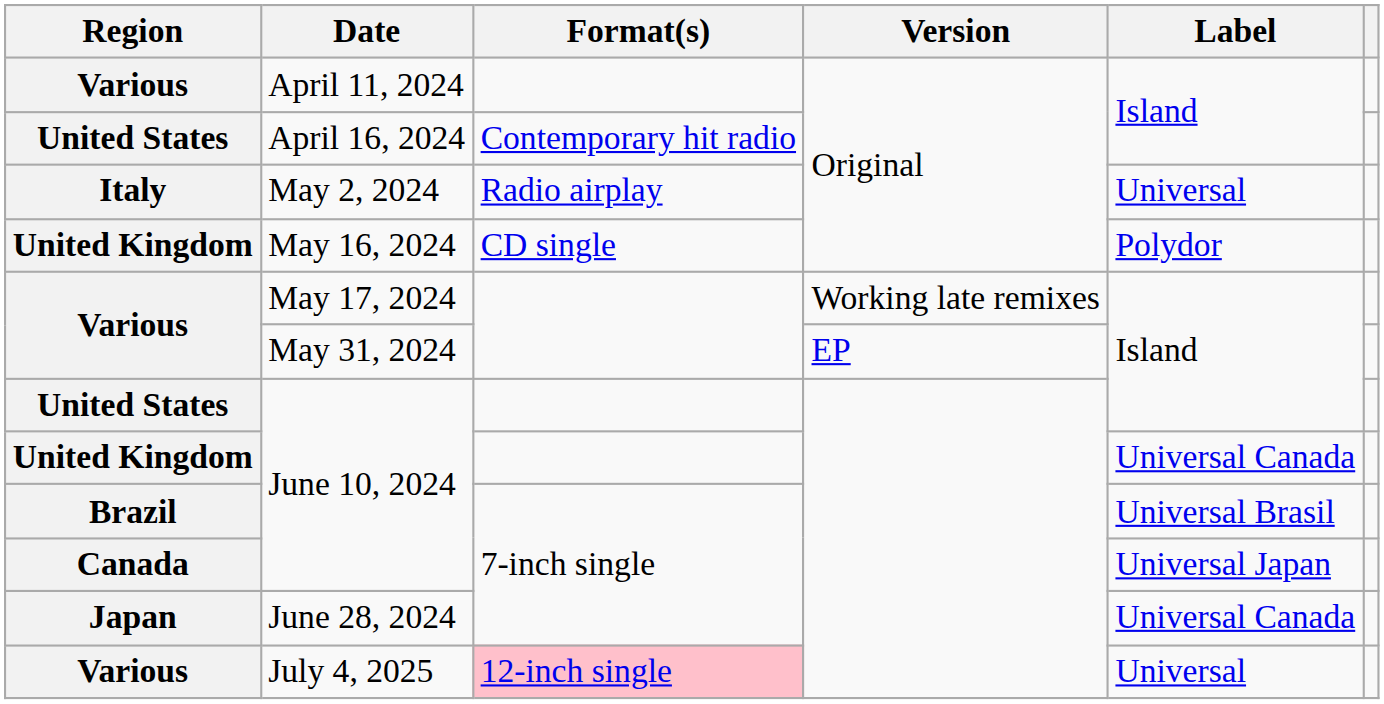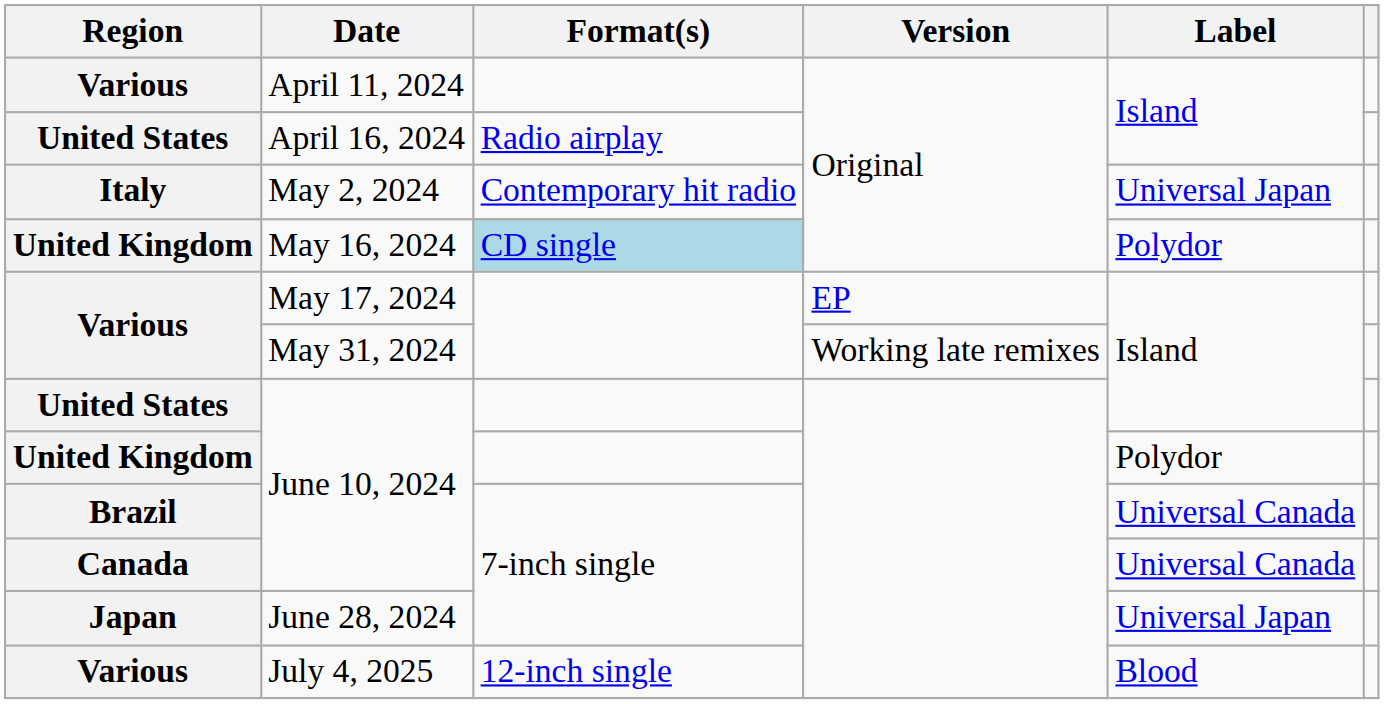(638, 137) Contemporary hit radio -> (572, 137) Radio airplay
(572, 191) Radio airplay -> (638, 191) Contemporary hit radio
(1181, 191) Universal -> (1223, 191) Universal Japan
(548, 244) no background -> (548, 244) lightblue background
(956, 297) Working late remixes -> (831, 297) EP
(831, 350) EP -> (956, 350) Working late remixes
(1235, 457) Universal Canada -> (1169, 457) Polydor
(1225, 510) Universal Brasil -> (1235, 510) Universal Canada
(1223, 564) Universal Japan -> (1235, 564) Universal Canada
(1235, 617) Universal Canada -> (1223, 617) Universal Japan
(576, 670) pink background -> (576, 670) no background
(1181, 670) Universal -> (1157, 670) Blood
